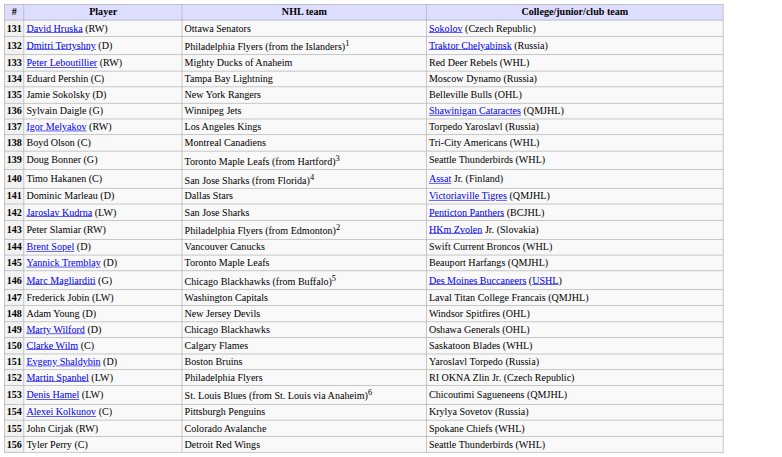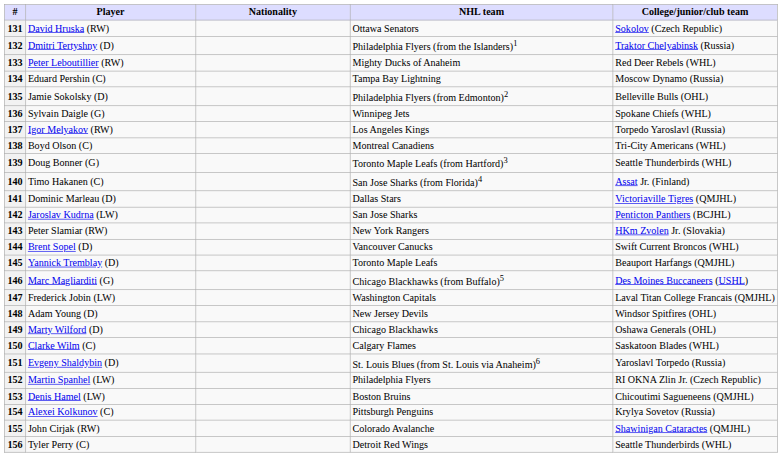+ column: (273, 12)
(223, 95) New York Rangers -> (430, 96) Philadelphia Flyers (from Edmonton)2
(496, 111) Shawinigan Cataractes (QMJHL) -> (663, 113) Spokane Chiefs (WHL)
(262, 229) Philadelphia Flyers (from Edmonton)2 -> (391, 231) New York Rangers
(214, 361) Boston Bruins -> (446, 363) St. Louis Blues (from St. Louis via Anaheim)6
(278, 395) St. Louis Blues (from St. Louis via Anaheim)6 -> (381, 396) Boston Bruins
(477, 428) Spokane Chiefs (WHL) -> (683, 428) Shawinigan Cataractes (QMJHL)
